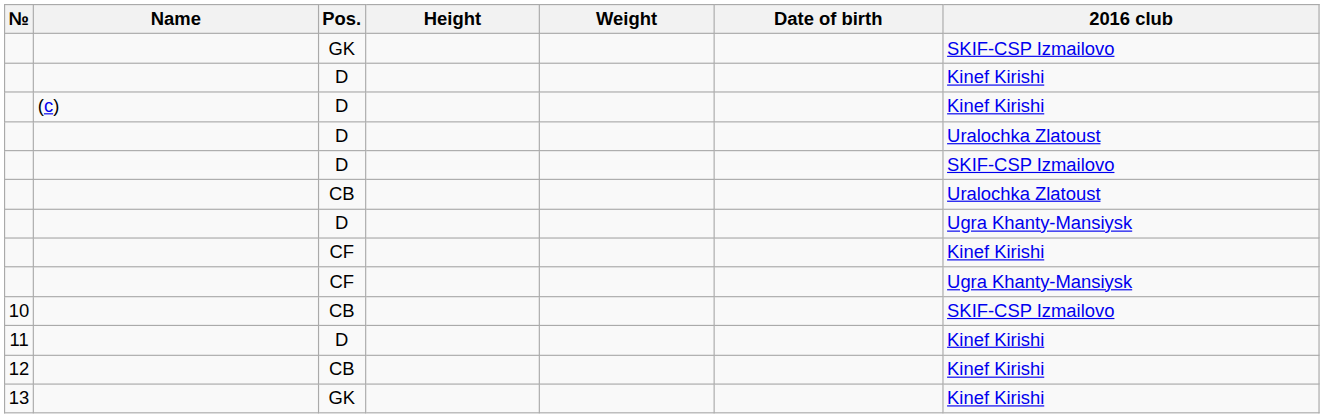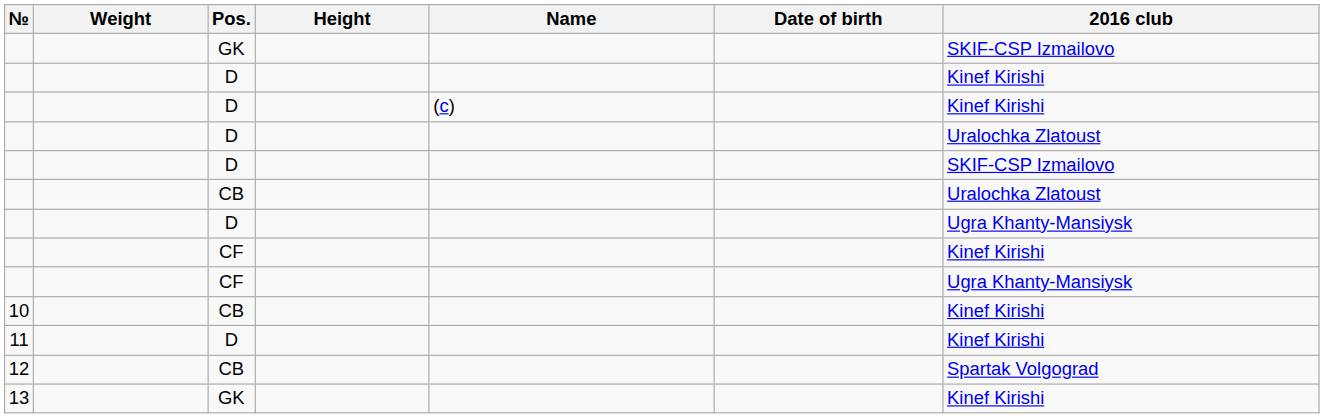columns swapped: (176, 19) <-> (627, 19)
(1031, 310) SKIF-CSP Izmailovo -> (996, 310) Kinef Kirishi
(996, 369) Kinef Kirishi -> (1023, 369) Spartak Volgograd
